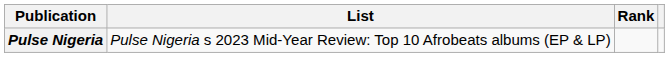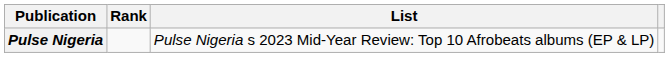columns swapped: (360, 16) <-> (636, 16)
